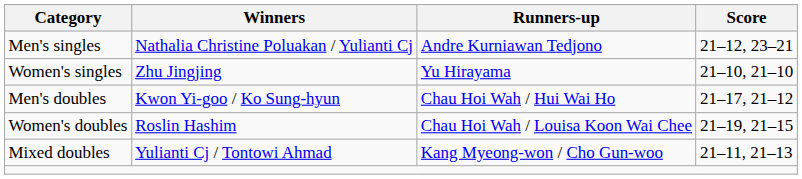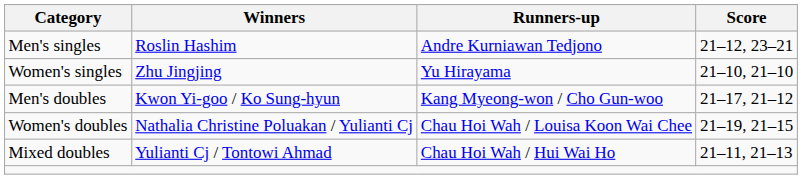(274, 44) Nathalia Christine Poluakan / Yulianti Cj -> (186, 44) Roslin Hashim
(518, 98) Chau Hoi Wah / Hui Wai Ho -> (542, 98) Kang Myeong-won / Cho Gun-woo
(186, 125) Roslin Hashim -> (274, 125) Nathalia Christine Poluakan / Yulianti Cj
(542, 152) Kang Myeong-won / Cho Gun-woo -> (518, 152) Chau Hoi Wah / Hui Wai Ho
